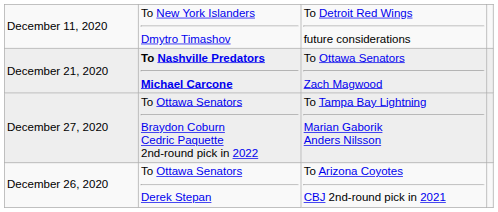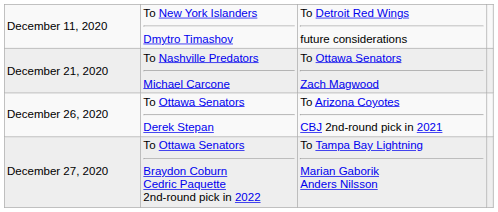(220, 70) bold -> (219, 70) normal
rows swapped: (58, 185) <-> (58, 127)
